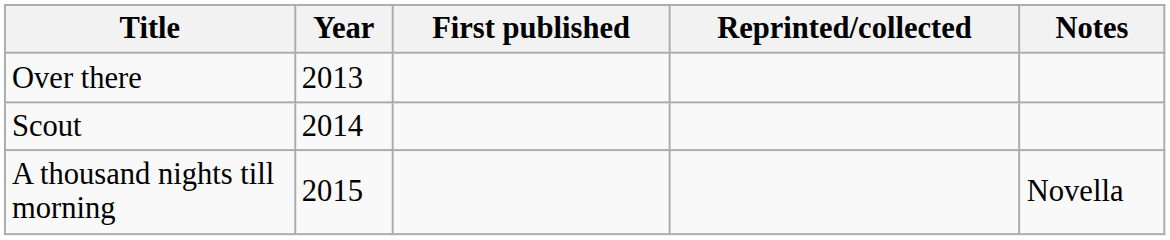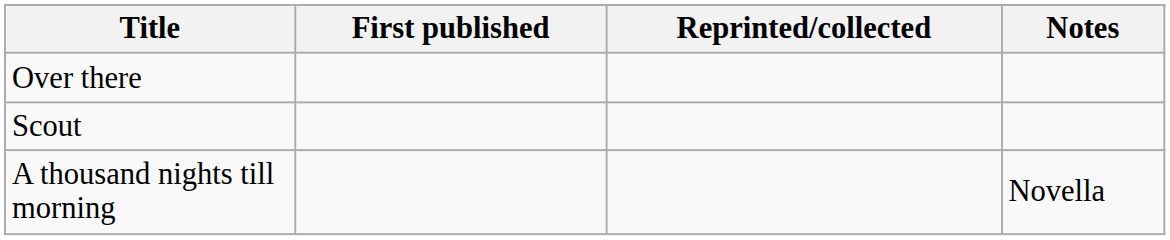- column: (344, 28)
